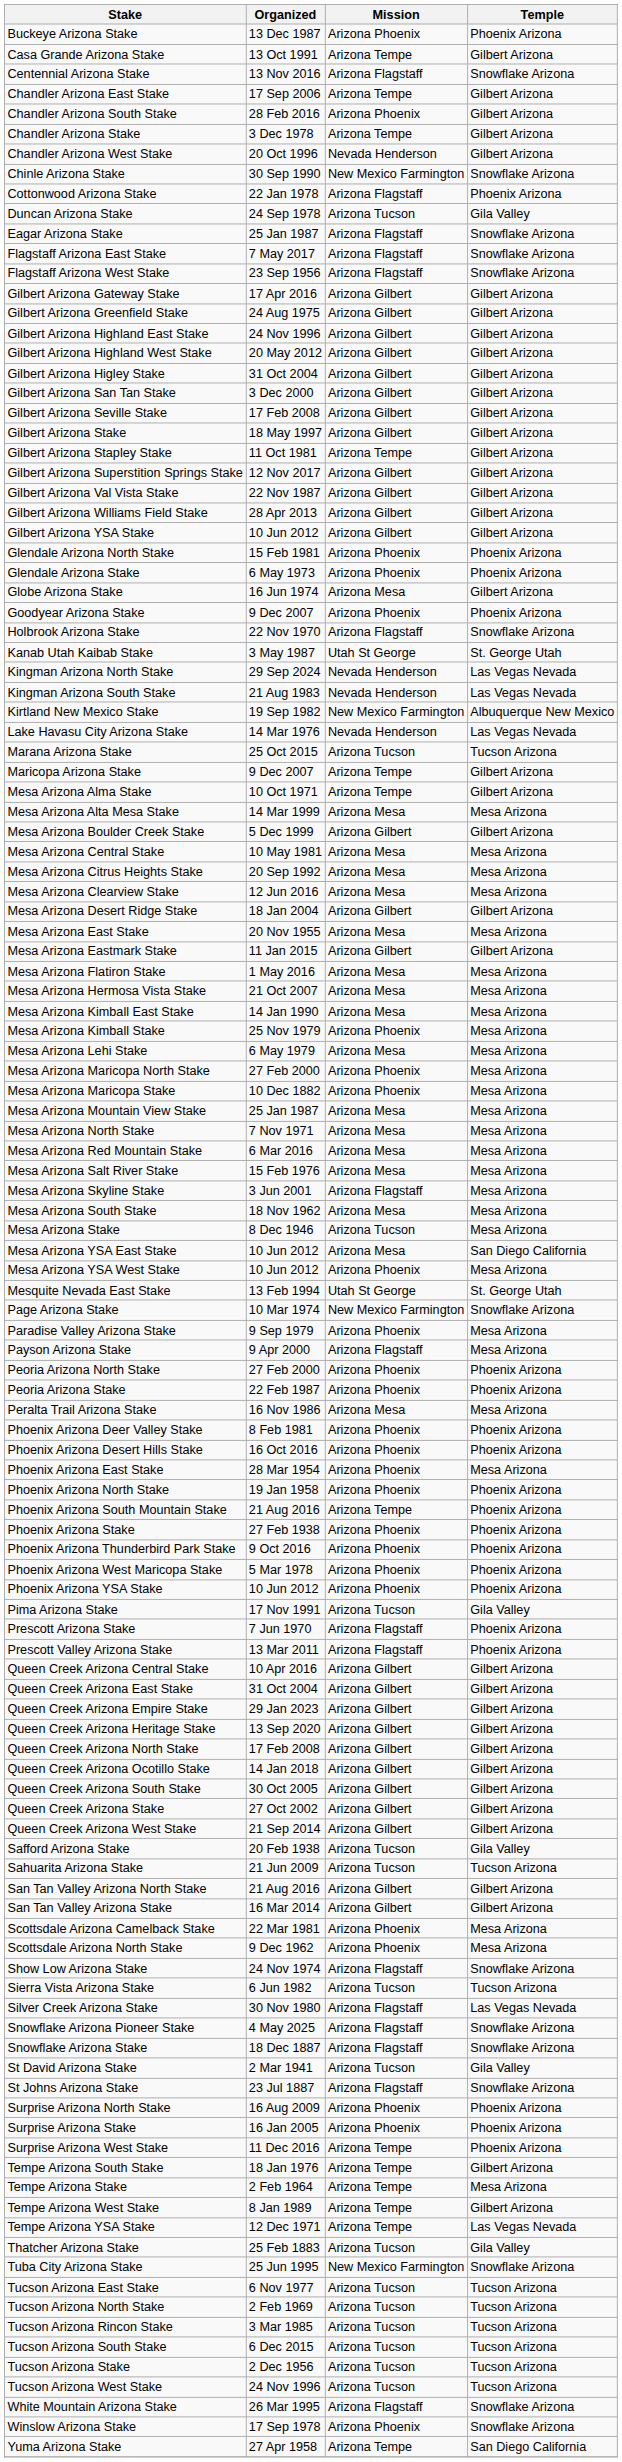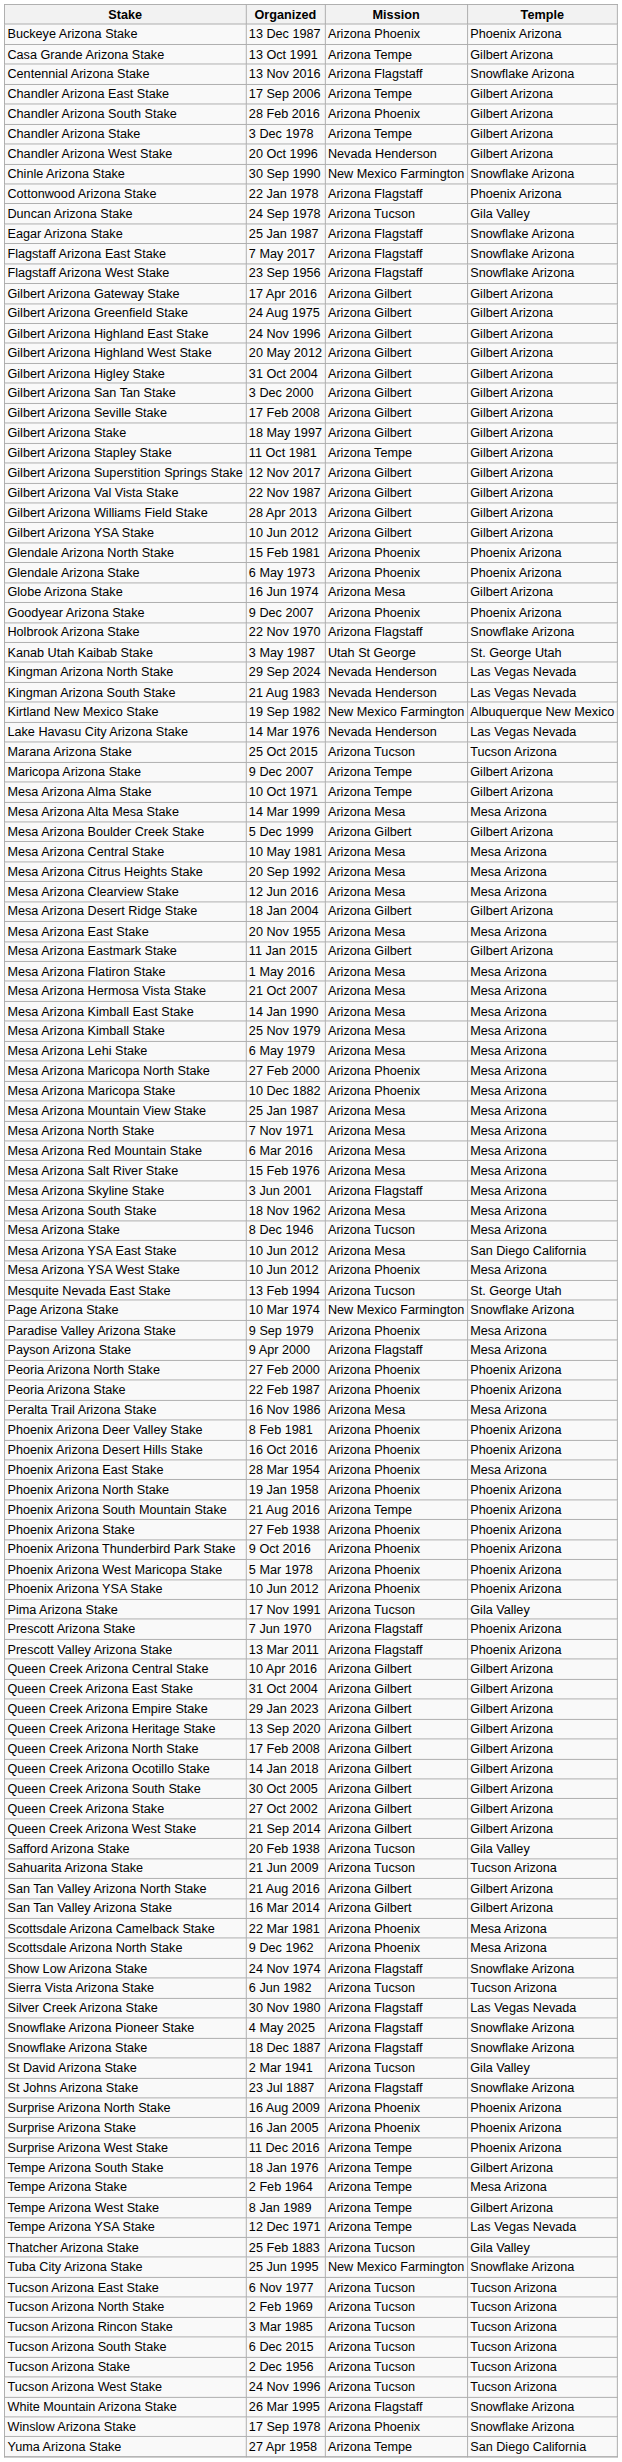(374, 1031) Arizona Phoenix -> (367, 1031) Arizona Mesa
(372, 1290) Utah St George -> (372, 1290) Arizona Tucson
